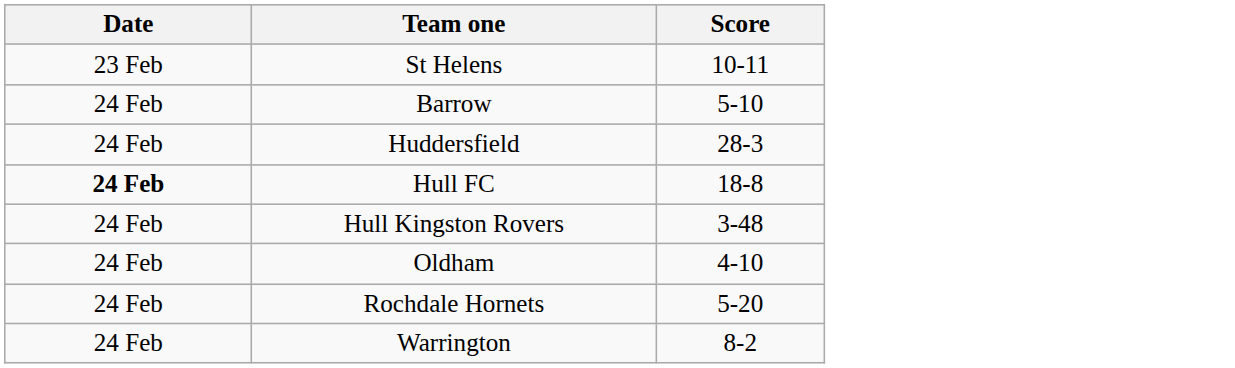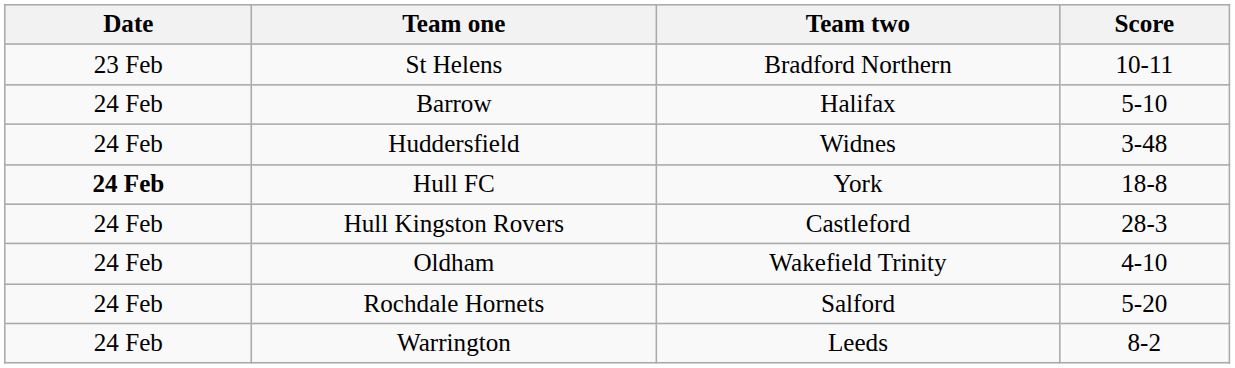+ column: (858, 24)
(740, 143) 28-3 -> (1144, 143) 3-48
(740, 223) 3-48 -> (1144, 223) 28-3
